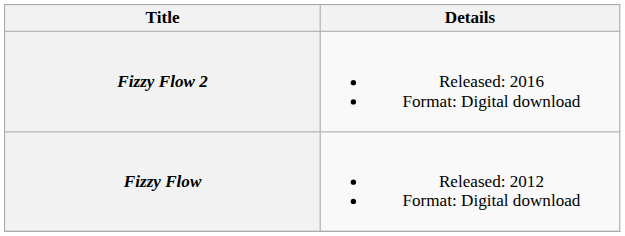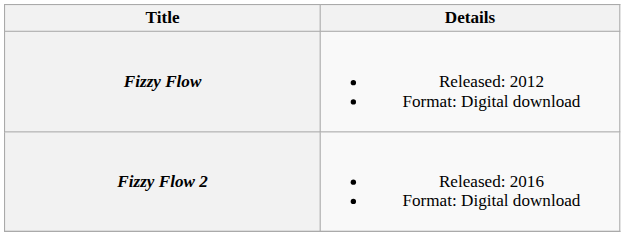rows swapped: (163, 181) <-> (163, 81)
